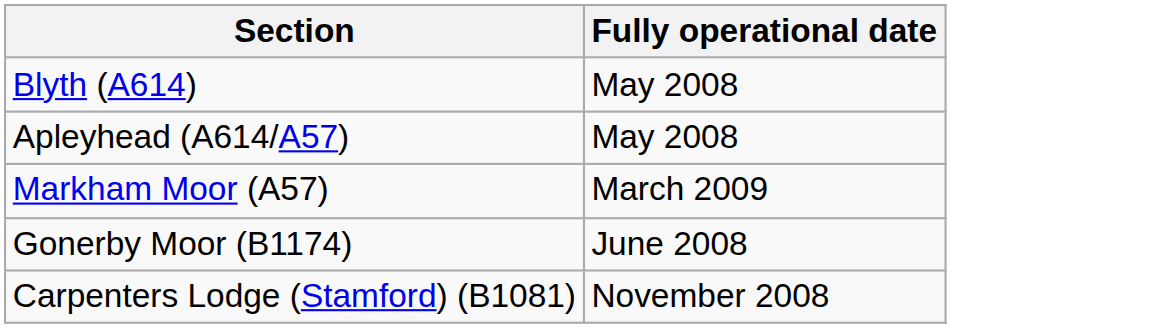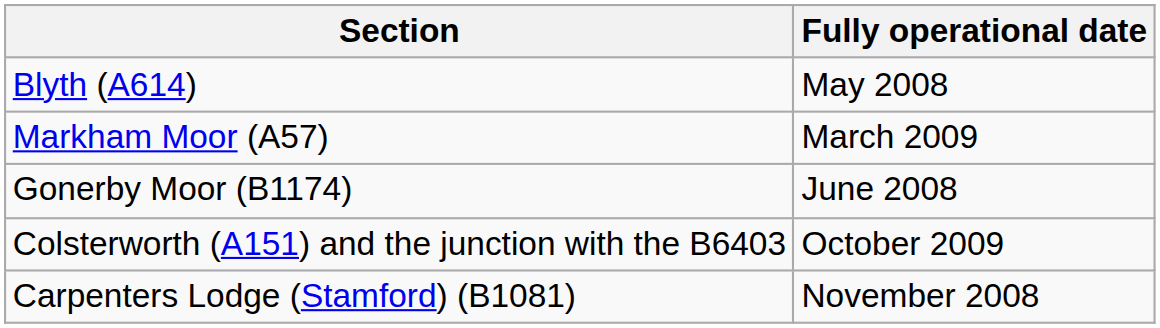- row: (181, 137)
+ row: (399, 243)
